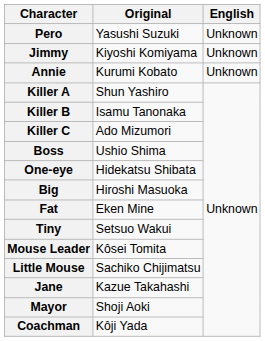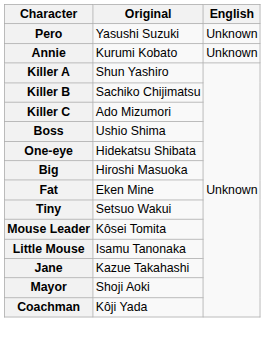- row: (49, 53)
(141, 111) Isamu Tanonaka -> (148, 92) Sachiko Chijimatsu
(148, 268) Sachiko Chijimatsu -> (141, 248) Isamu Tanonaka
